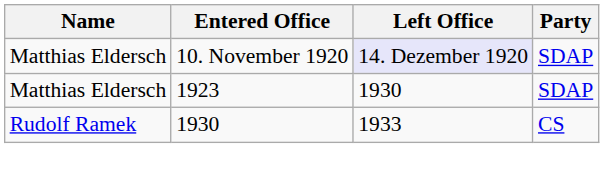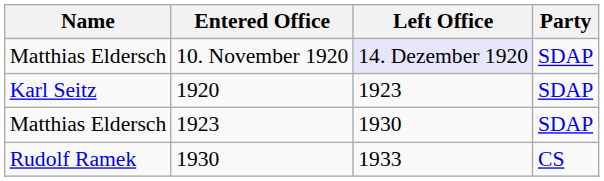+ row: (198, 90)
